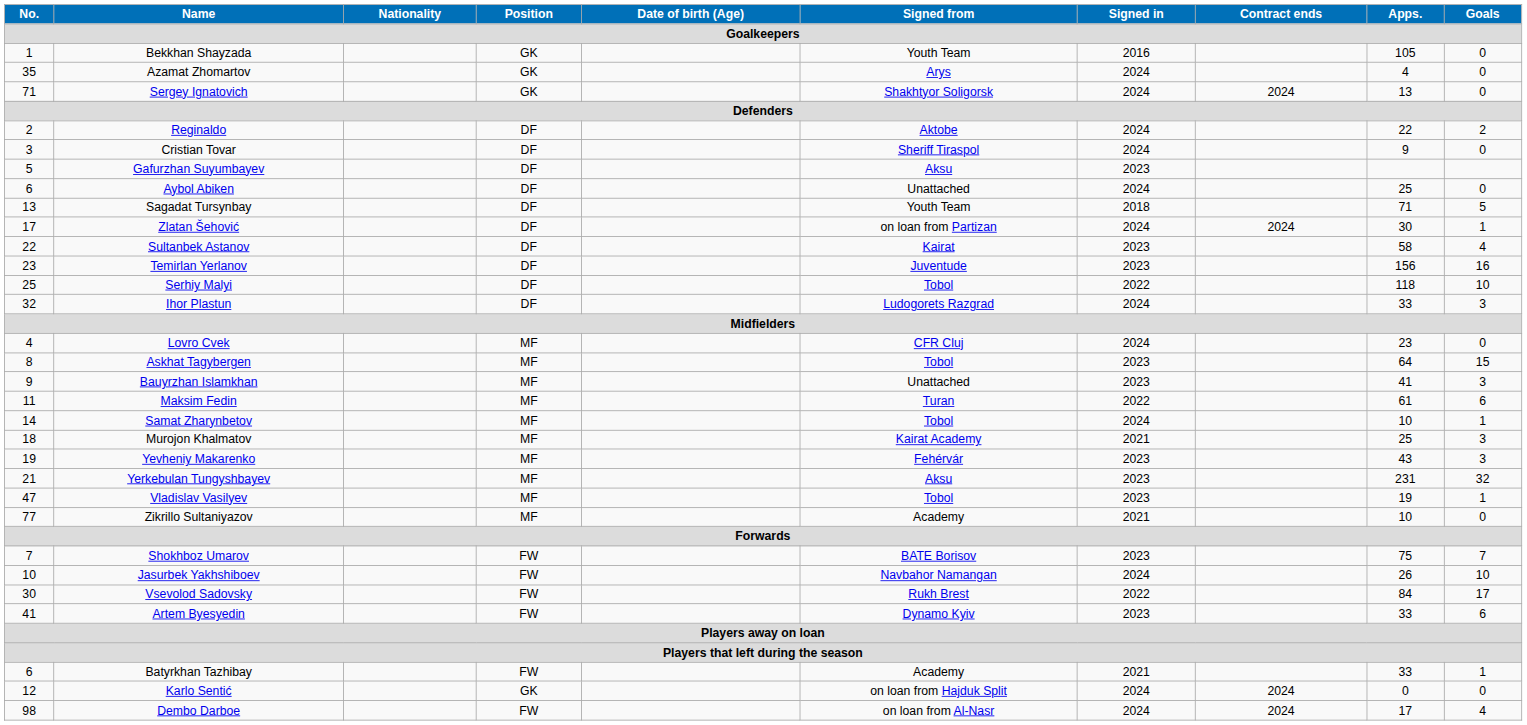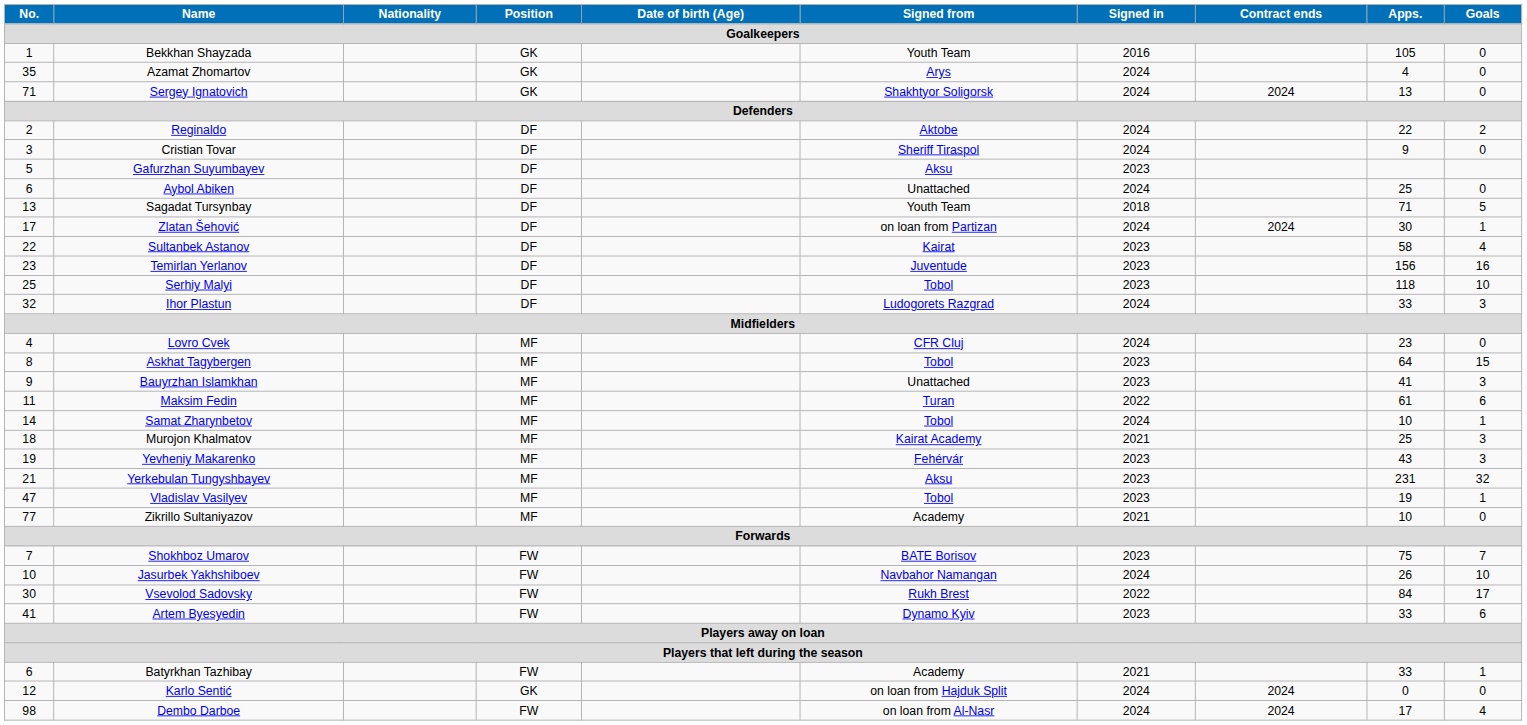(1136, 285) 2022 -> (1136, 285) 2023
